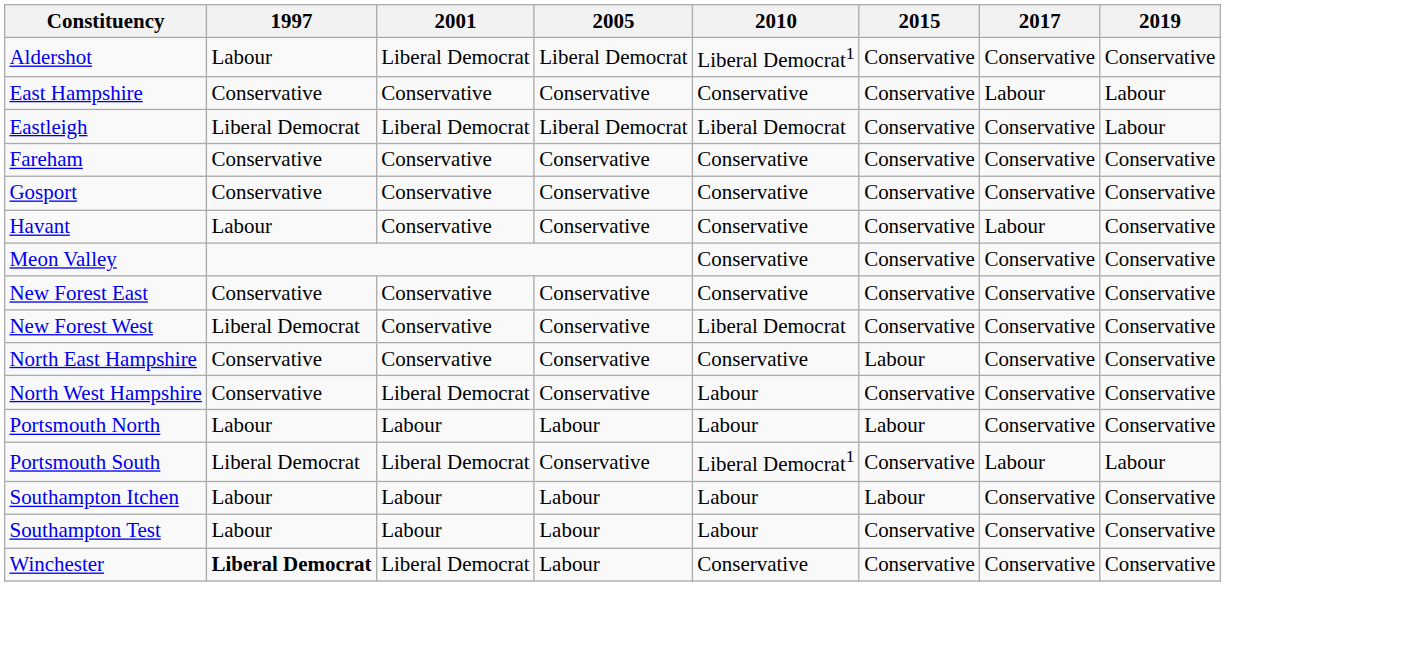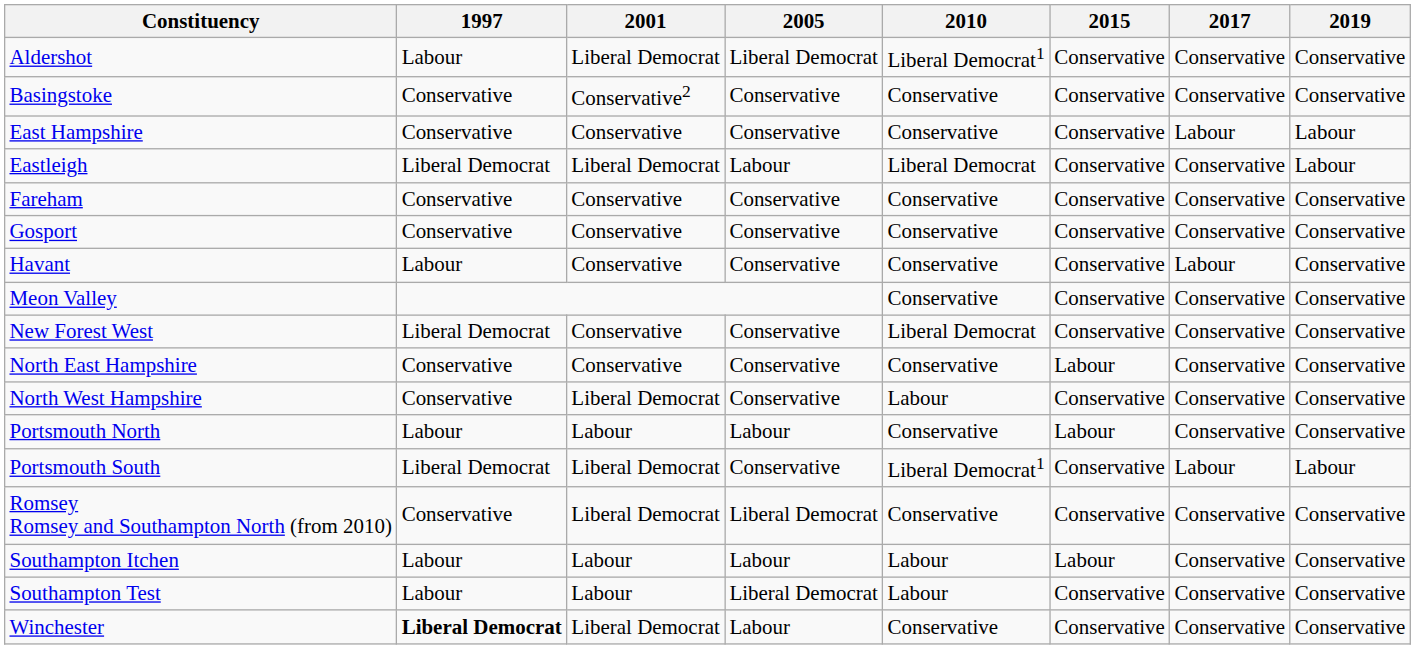+ row: (61, 96)
(613, 126) Liberal Democrat -> (760, 165) Labour
- row: (79, 292)
(728, 425) Labour -> (943, 431) Conservative
+ row: (201, 515)
(570, 531) Labour -> (804, 593) Liberal Democrat
